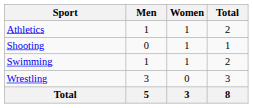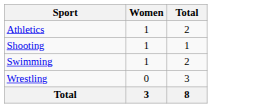- column: (146, 12)
